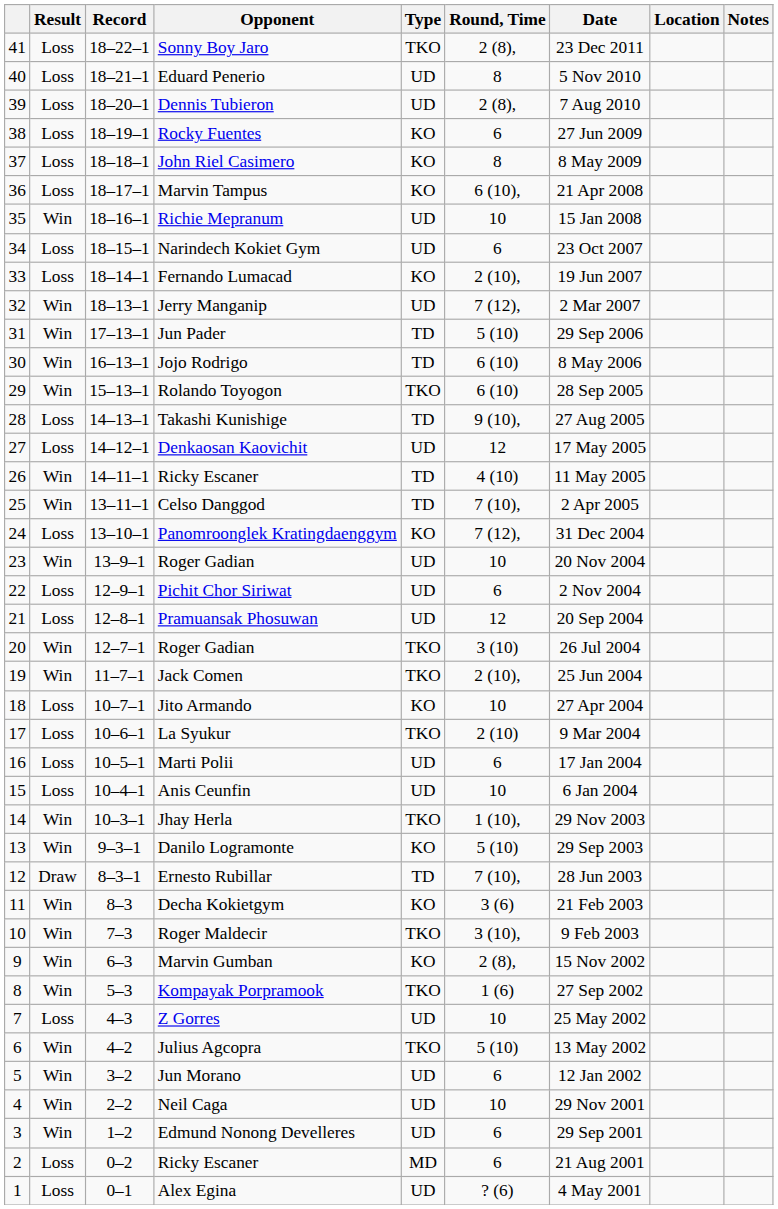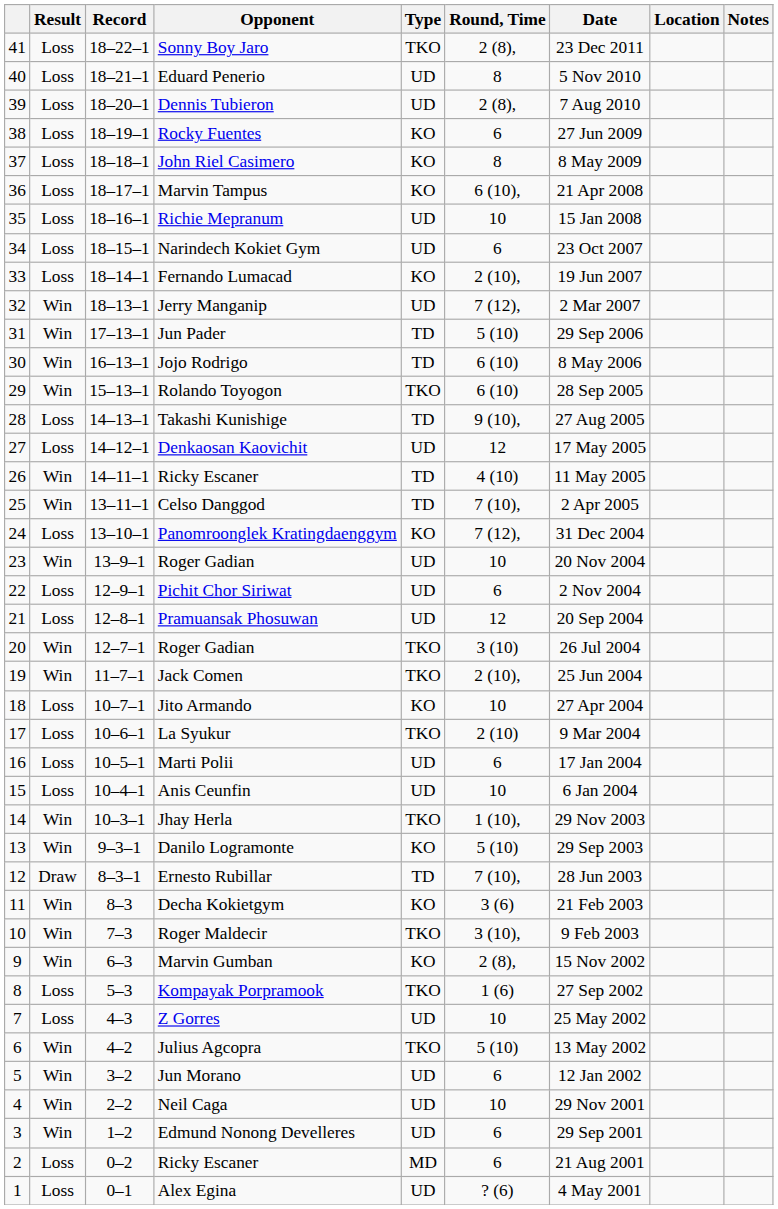(58, 218) Win -> (58, 218) Loss
(58, 990) Win -> (58, 990) Loss
